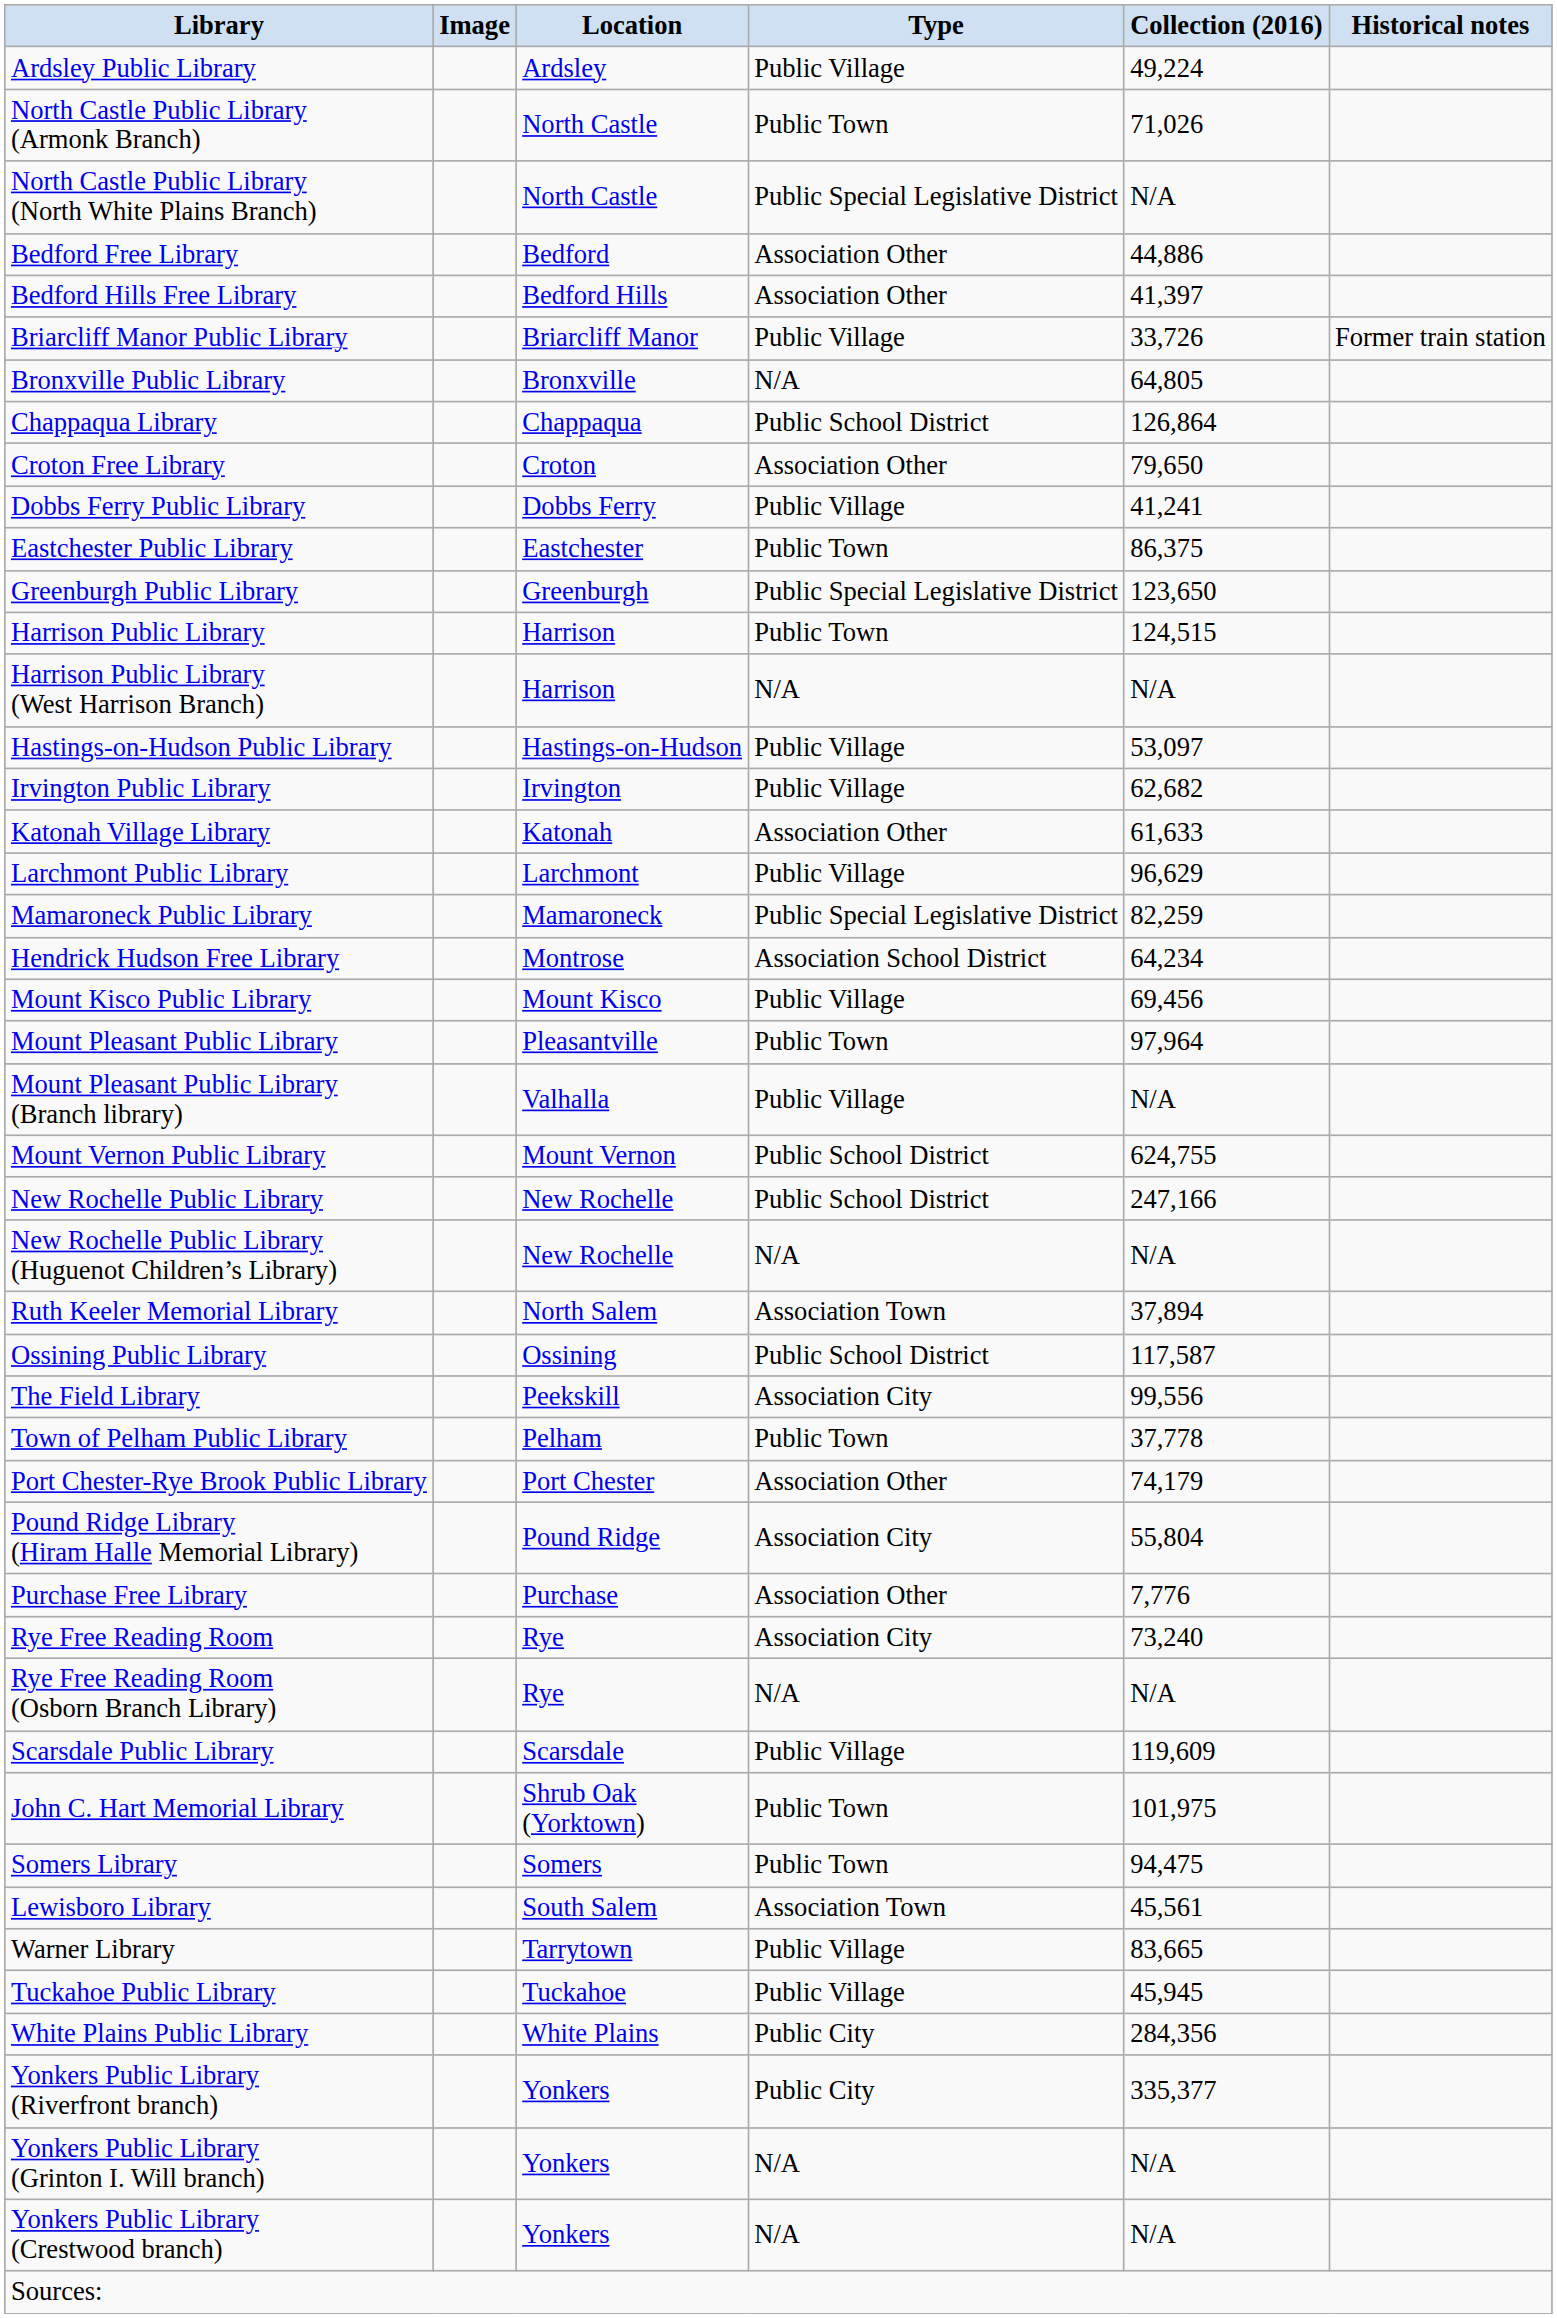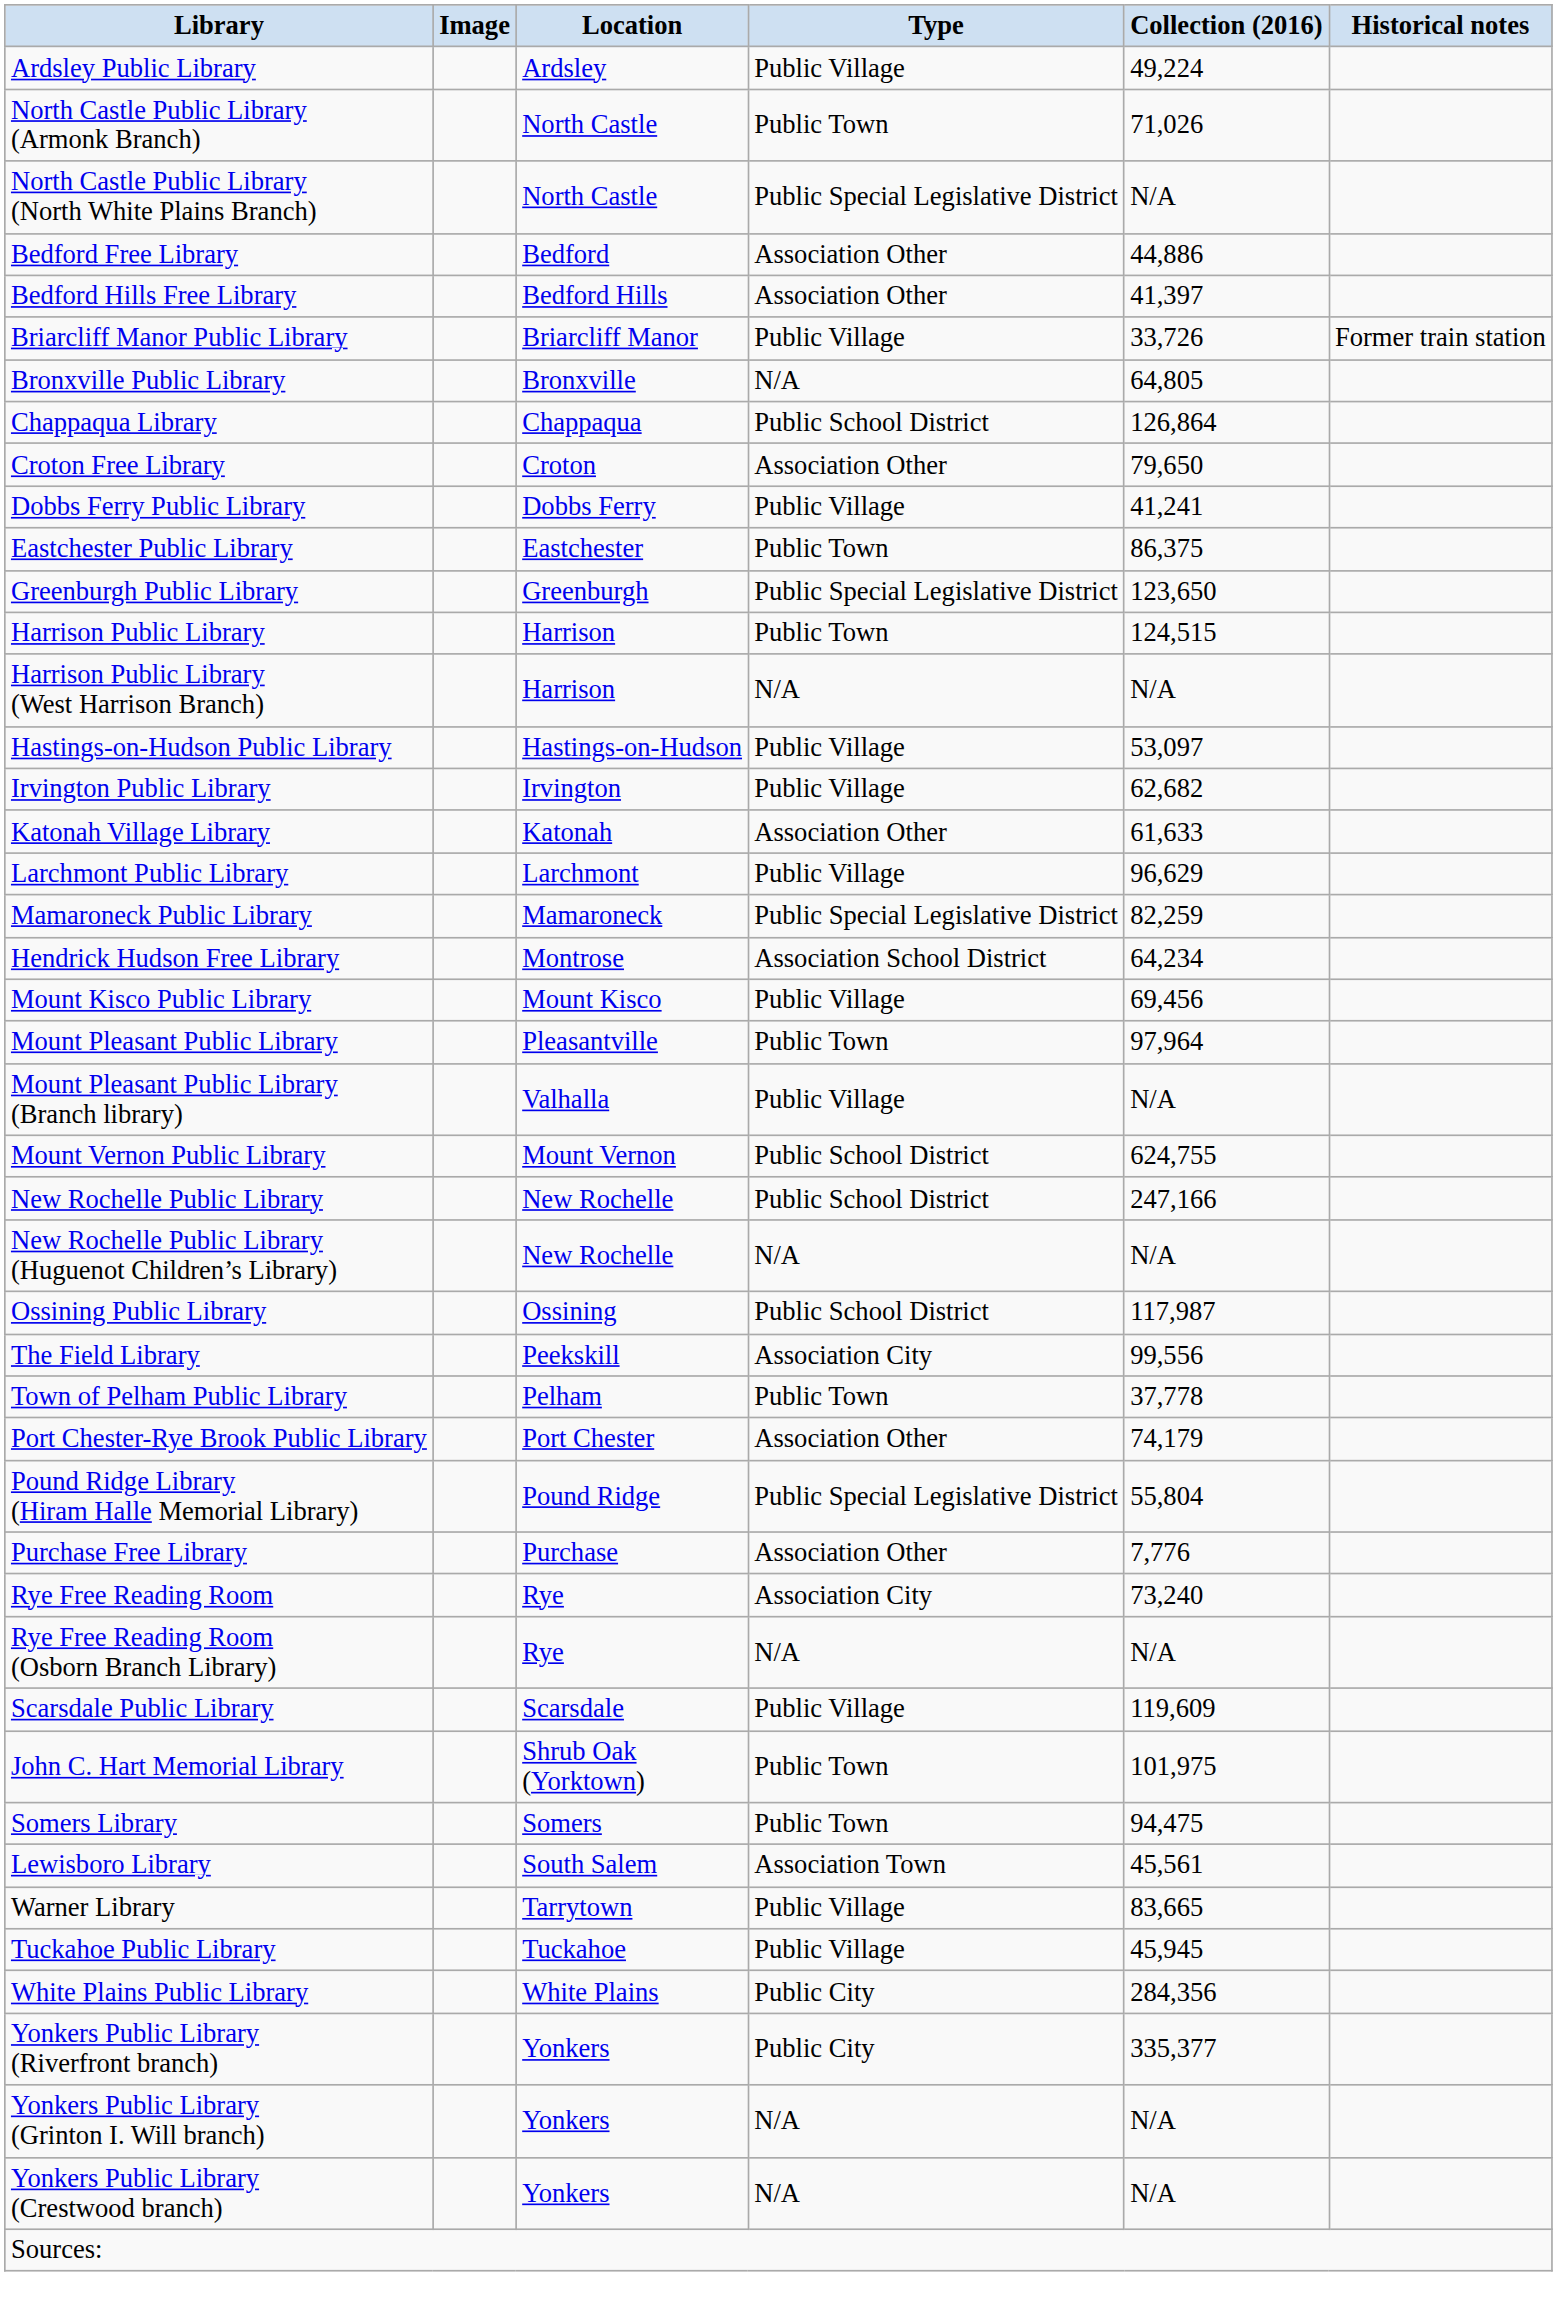- row: (174, 1312)
(1173, 1354) 117,587 -> (1173, 1312) 117,987
(843, 1537) Association City -> (936, 1495) Public Special Legislative District
